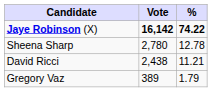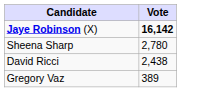- column: (192, 12)
